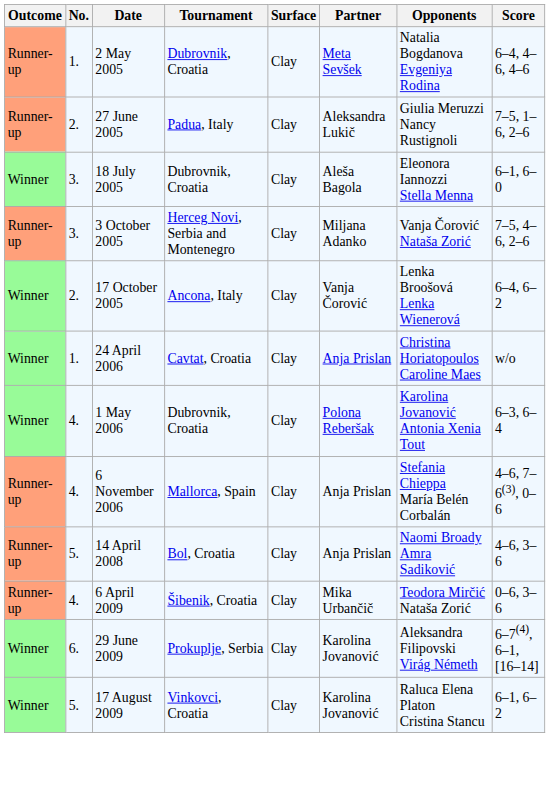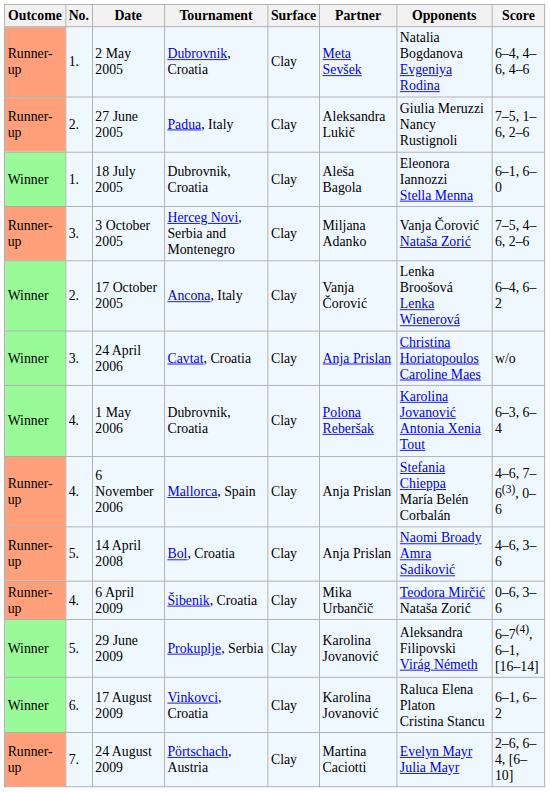(74, 178) 3. -> (74, 178) 1.
(74, 357) 1. -> (74, 357) 3.
(74, 648) 6. -> (74, 648) 5.
(74, 704) 5. -> (74, 704) 6.
+ row: (124, 758)
